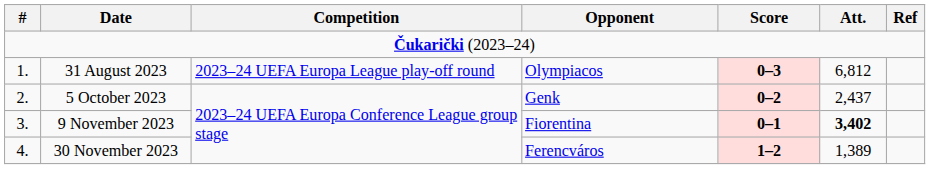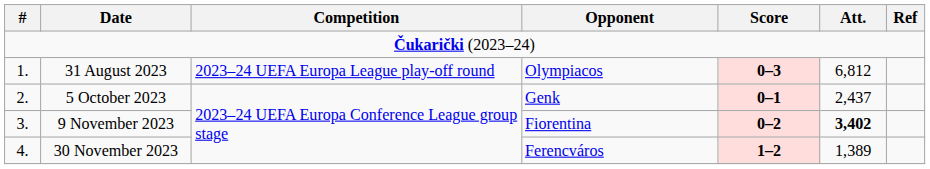(769, 97) 0–2 -> (769, 97) 0–1
(769, 124) 0–1 -> (769, 124) 0–2
